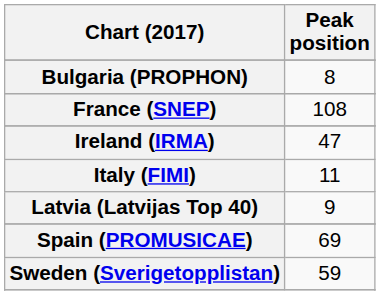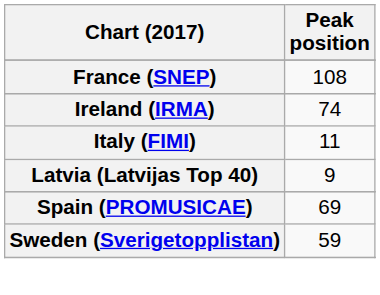- row: (145, 76)
(330, 142) 47 -> (330, 109) 74
